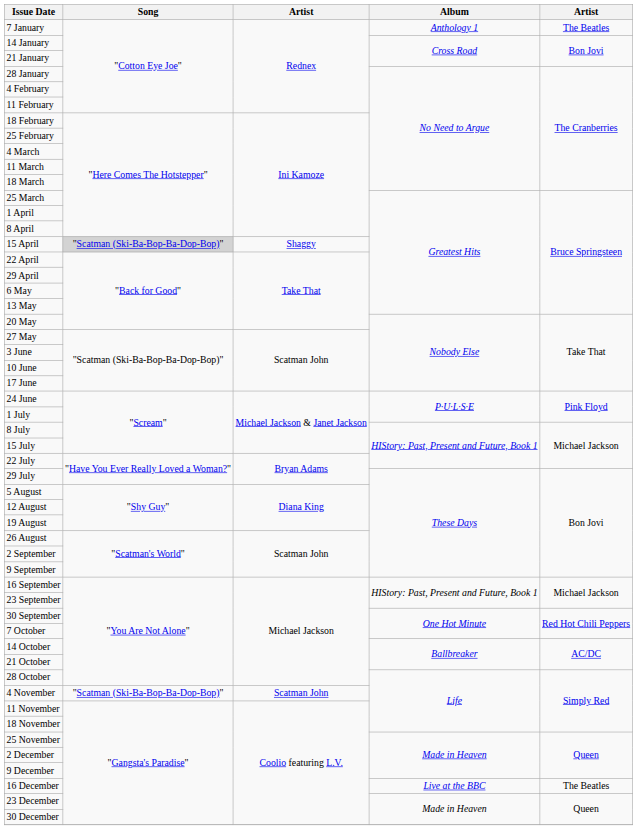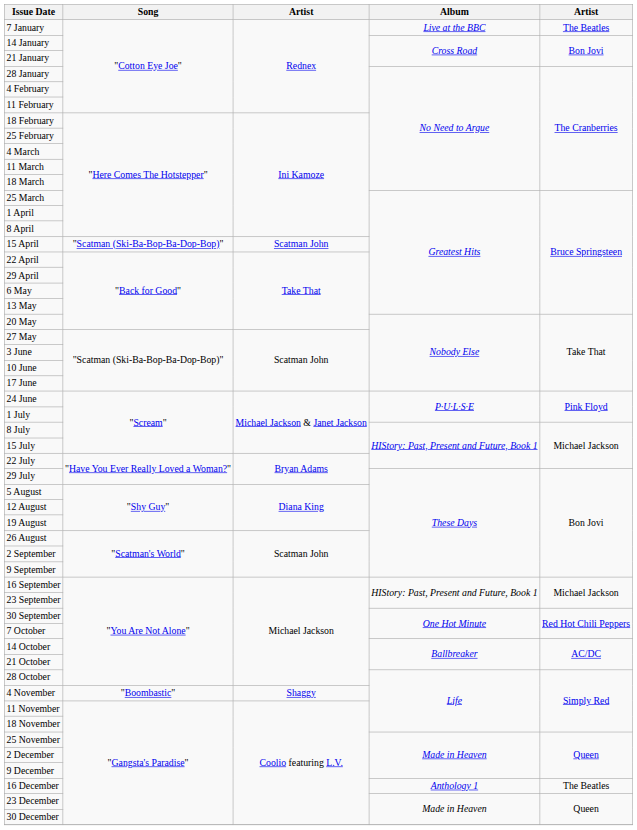(454, 27) Anthology 1 -> (454, 27) Live at the BBC
(148, 244) lightgrey background -> (148, 244) no background
(301, 244) Shaggy -> (301, 244) Scatman John
(148, 693) "Scatman (Ski-Ba-Bop-Ba-Dop-Bop)" -> (148, 693) "Boombastic"
(301, 693) Scatman John -> (301, 693) Shaggy
(454, 786) Live at the BBC -> (454, 786) Anthology 1
